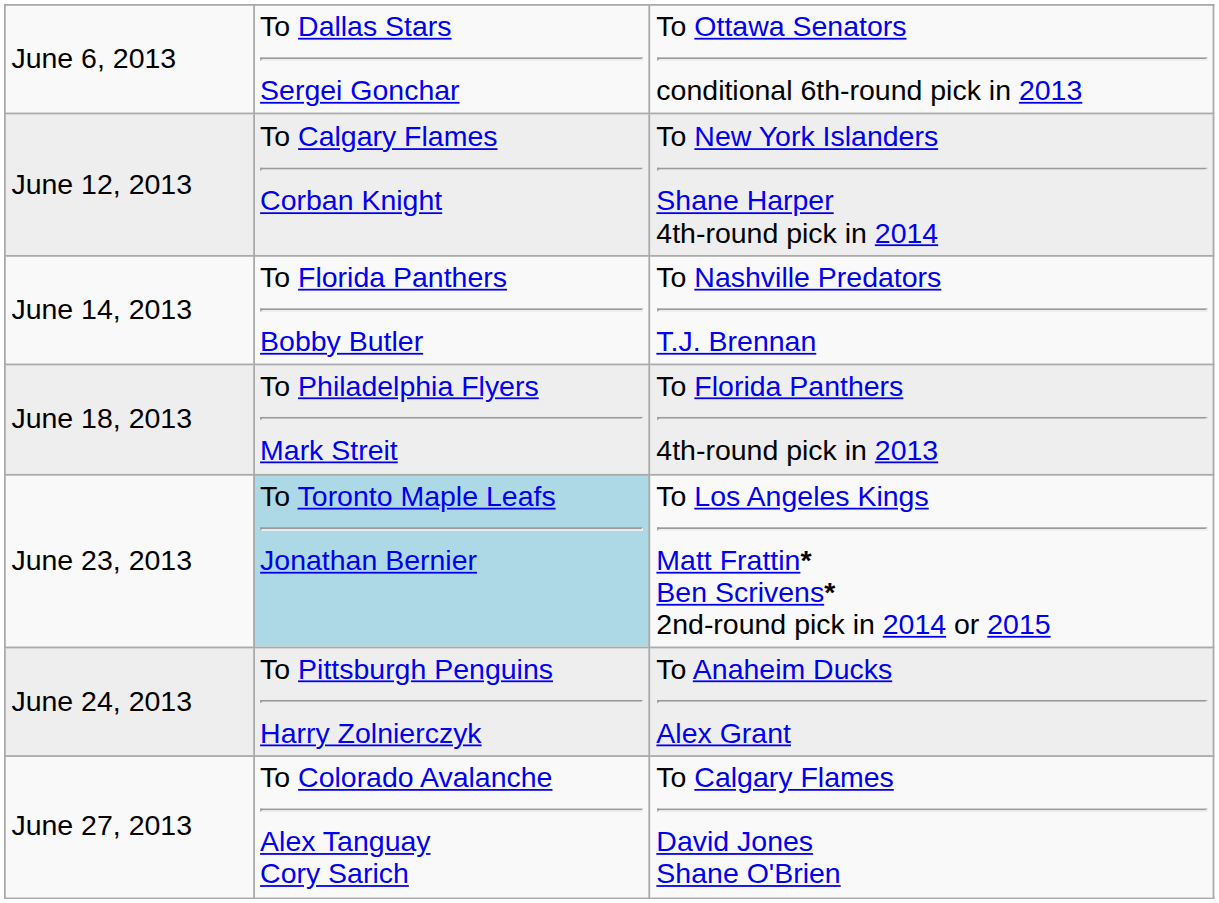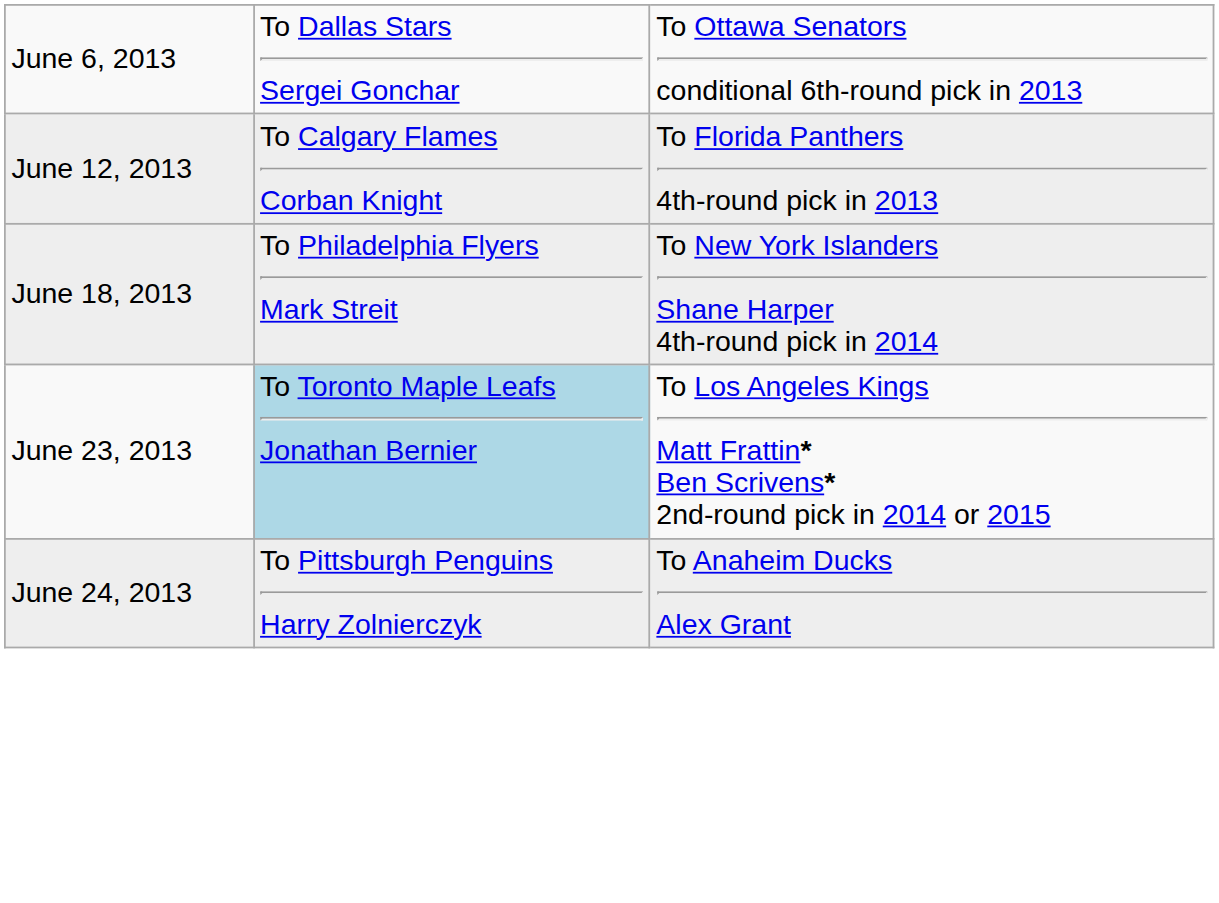(932, 184) To New York Islanders Shane Harper 4th-round pick in 2014 -> (932, 168) To Florida Panthers 4th-round pick in 2013
- row: (102, 309)
(932, 418) To Florida Panthers 4th-round pick in 2013 -> (932, 293) To New York Islanders Shane Harper 4th-round pick in 2014
- row: (102, 826)
